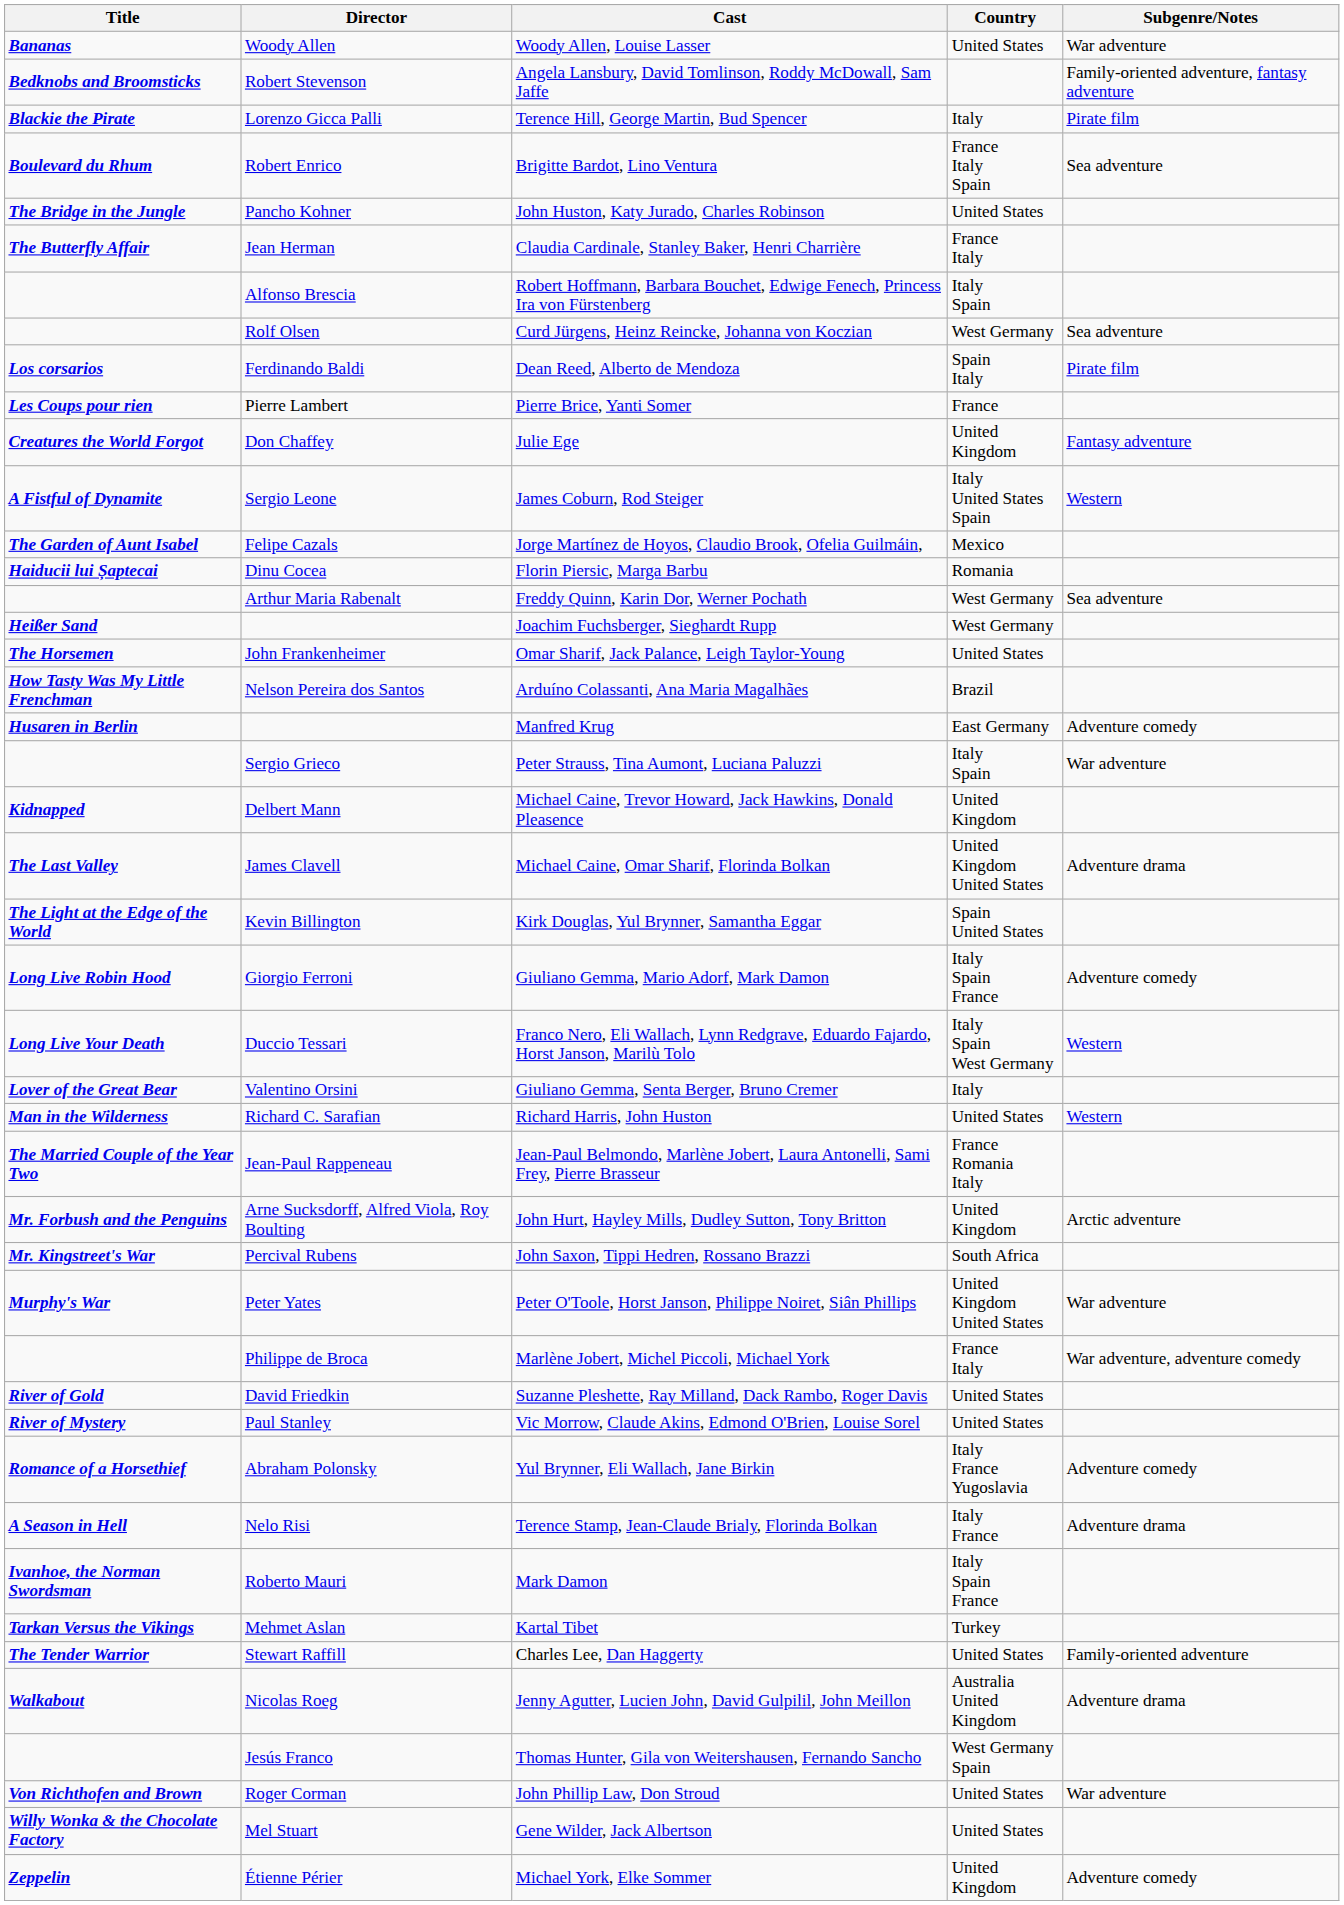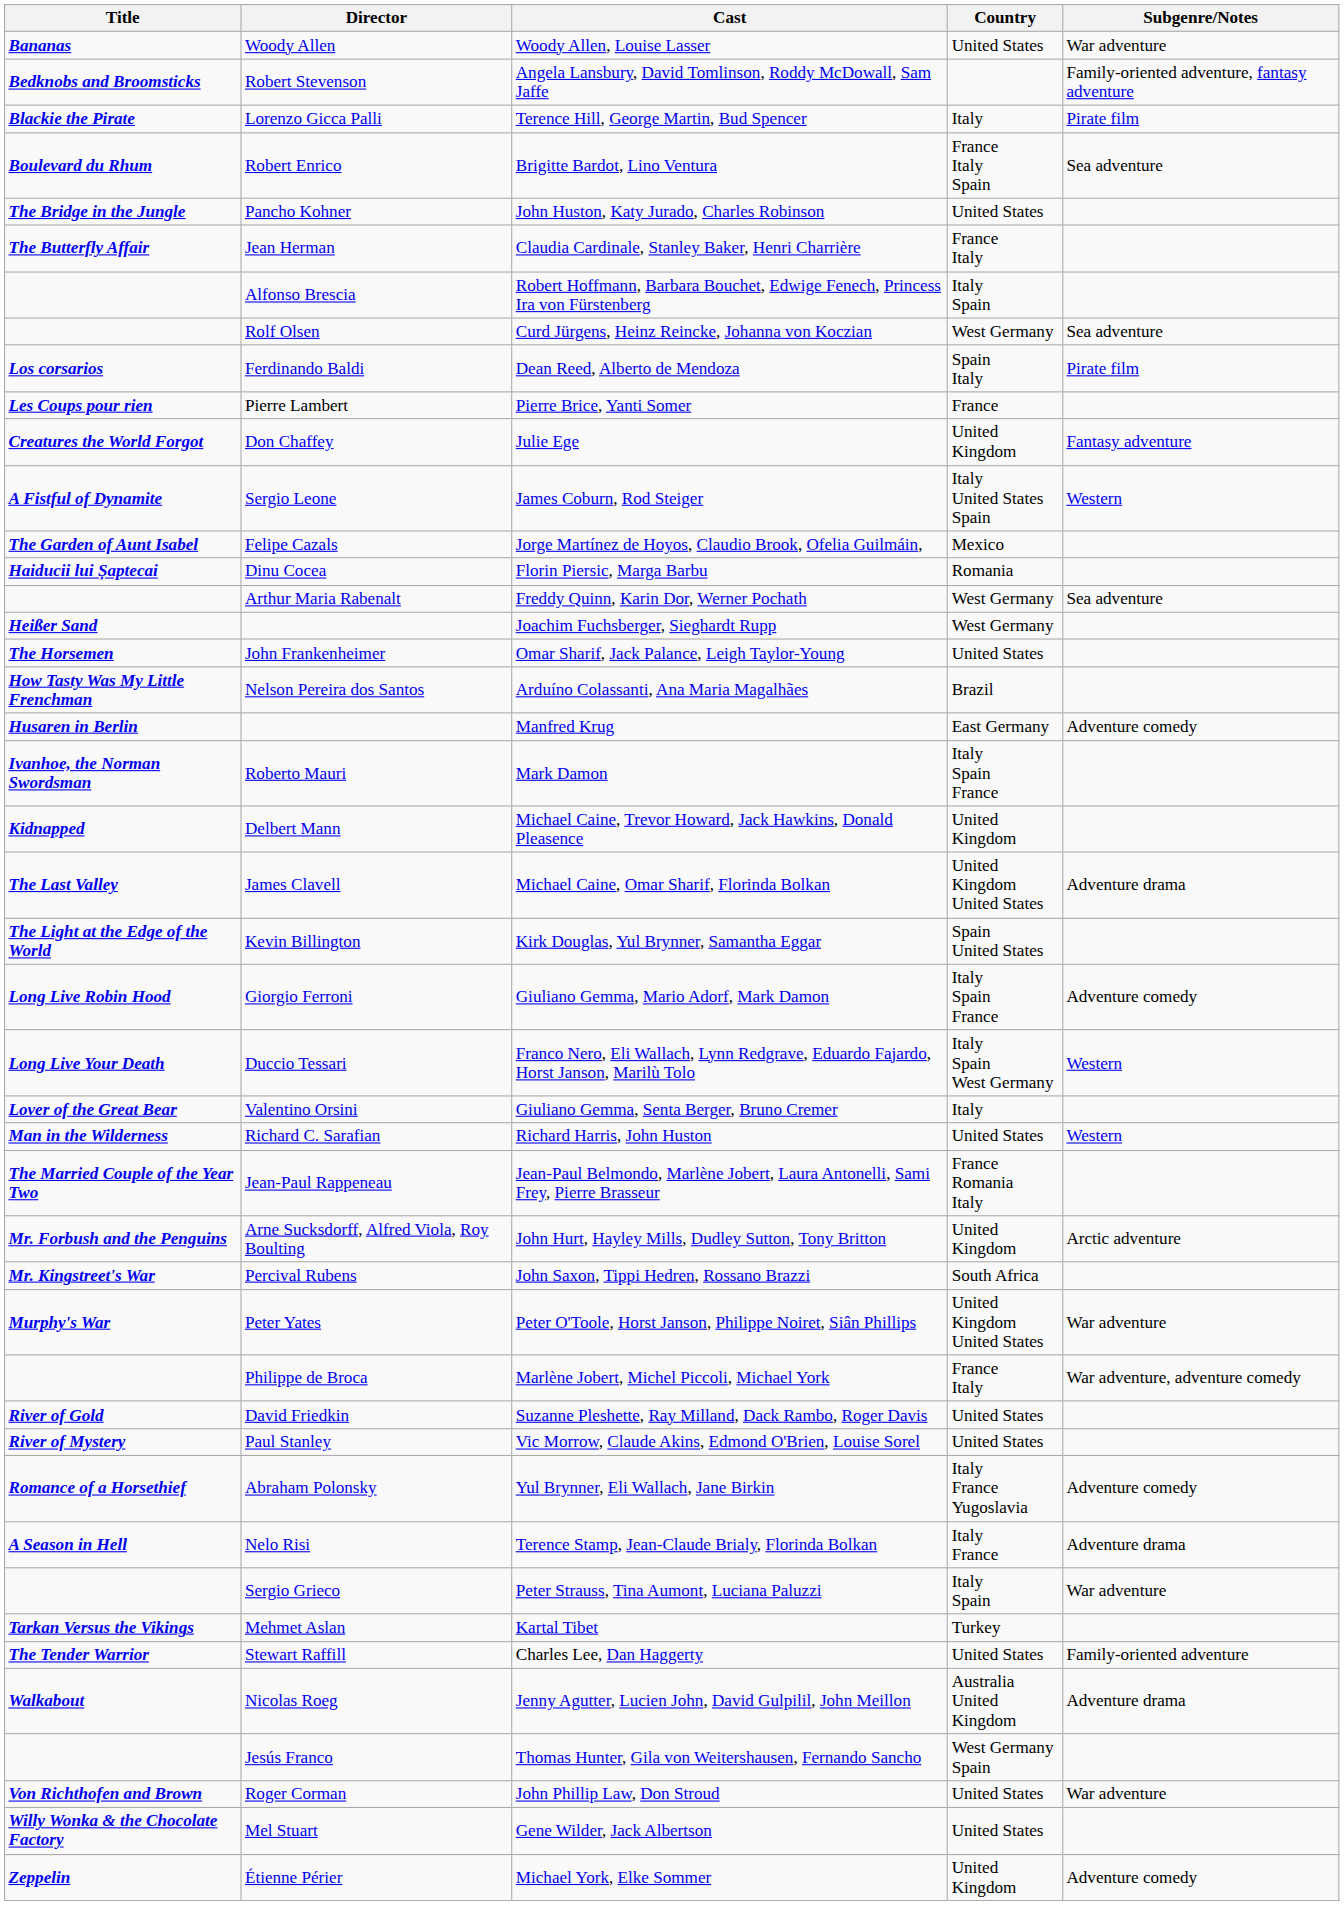rows swapped: (562, 1581) <-> (669, 763)
